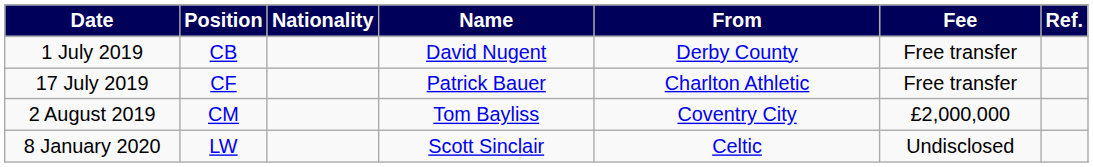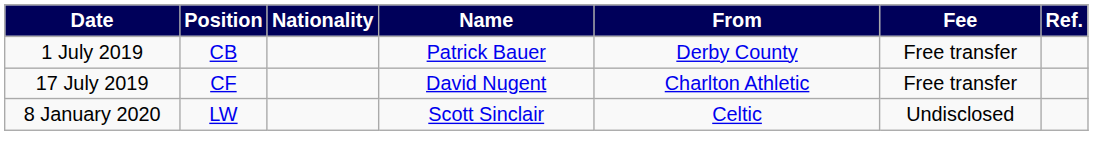(486, 52) David Nugent -> (486, 52) Patrick Bauer
(486, 84) Patrick Bauer -> (486, 84) David Nugent
- row: (92, 115)
